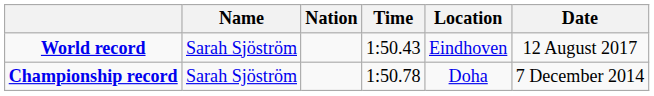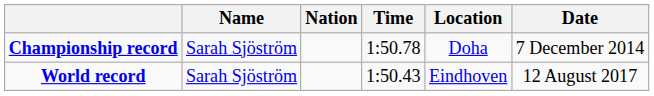rows swapped: (93, 47) <-> (93, 76)
